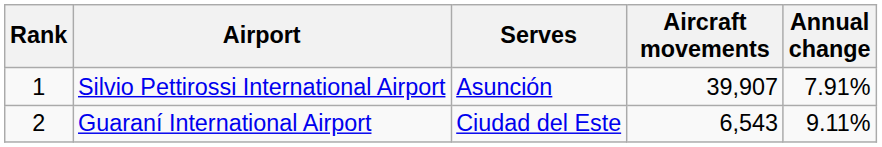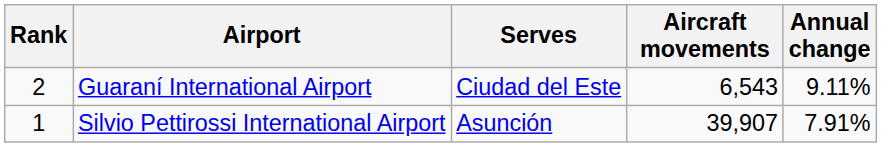rows swapped: (262, 86) <-> (225, 123)
